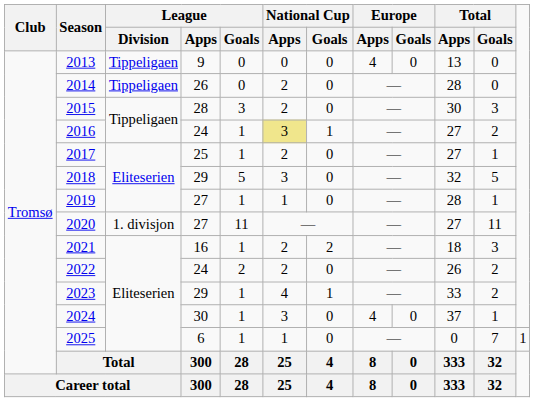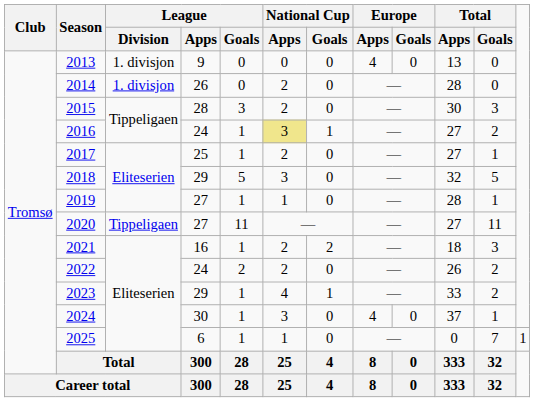(143, 62) Tippeligaen -> (143, 62) 1. divisjon
(143, 85) Tippeligaen -> (143, 85) 1. divisjon
(143, 223) 1. divisjon -> (143, 223) Tippeligaen
